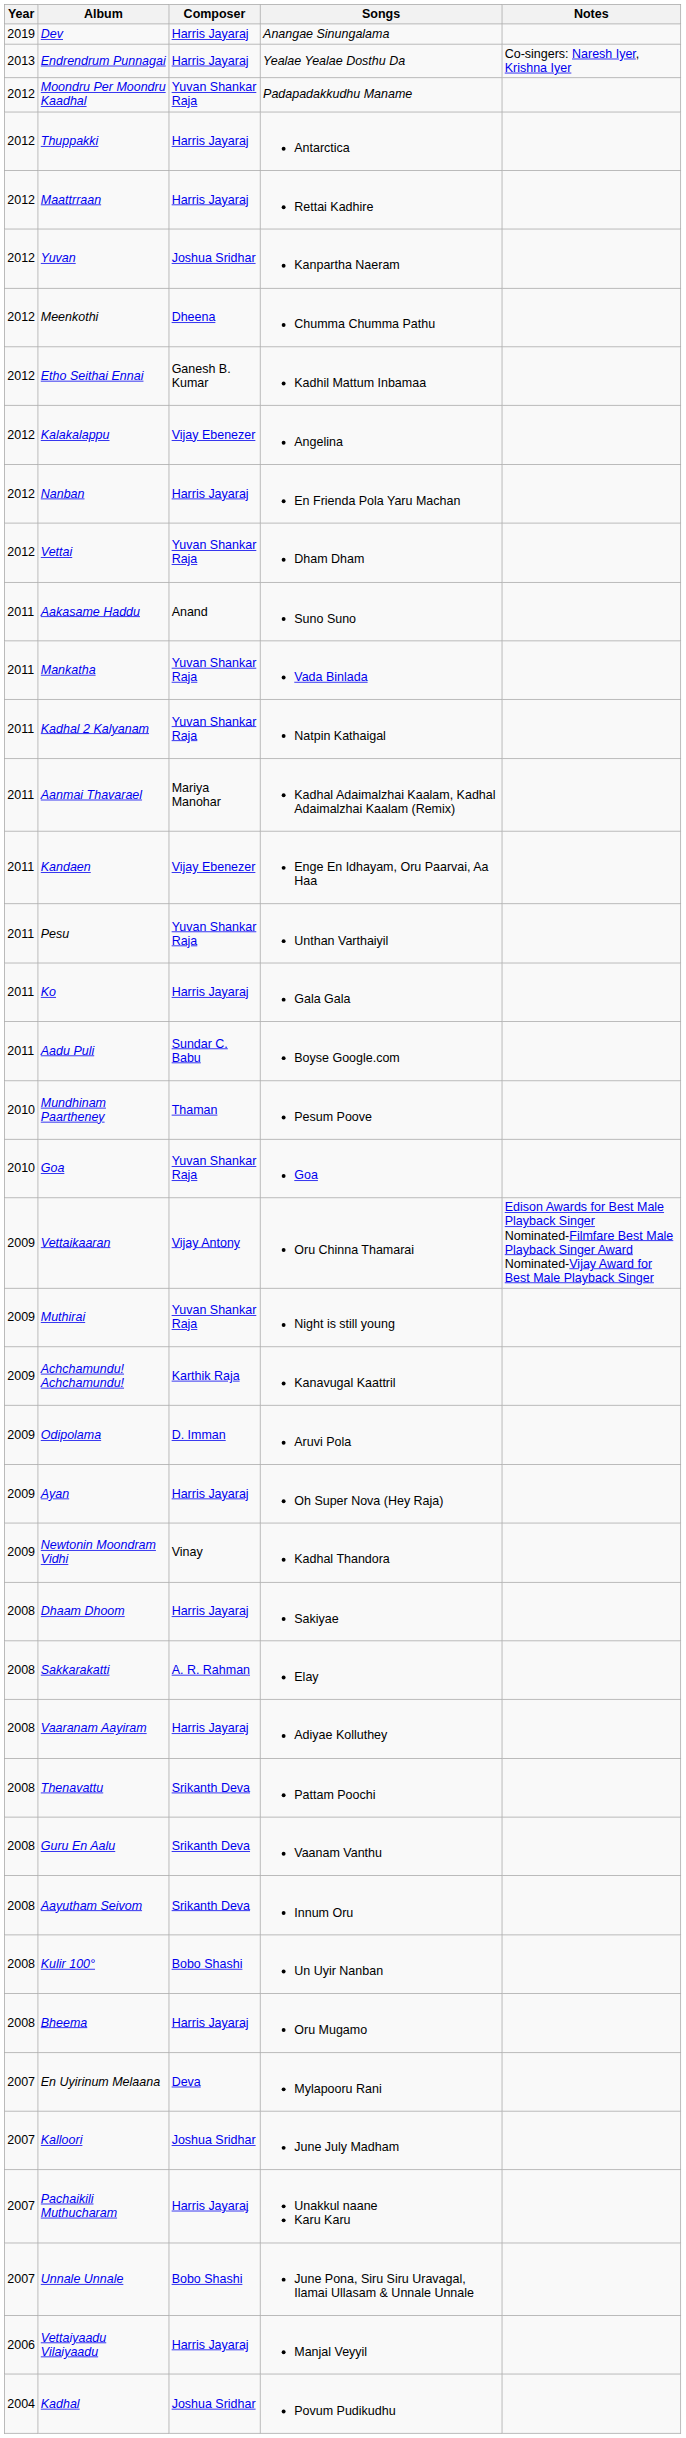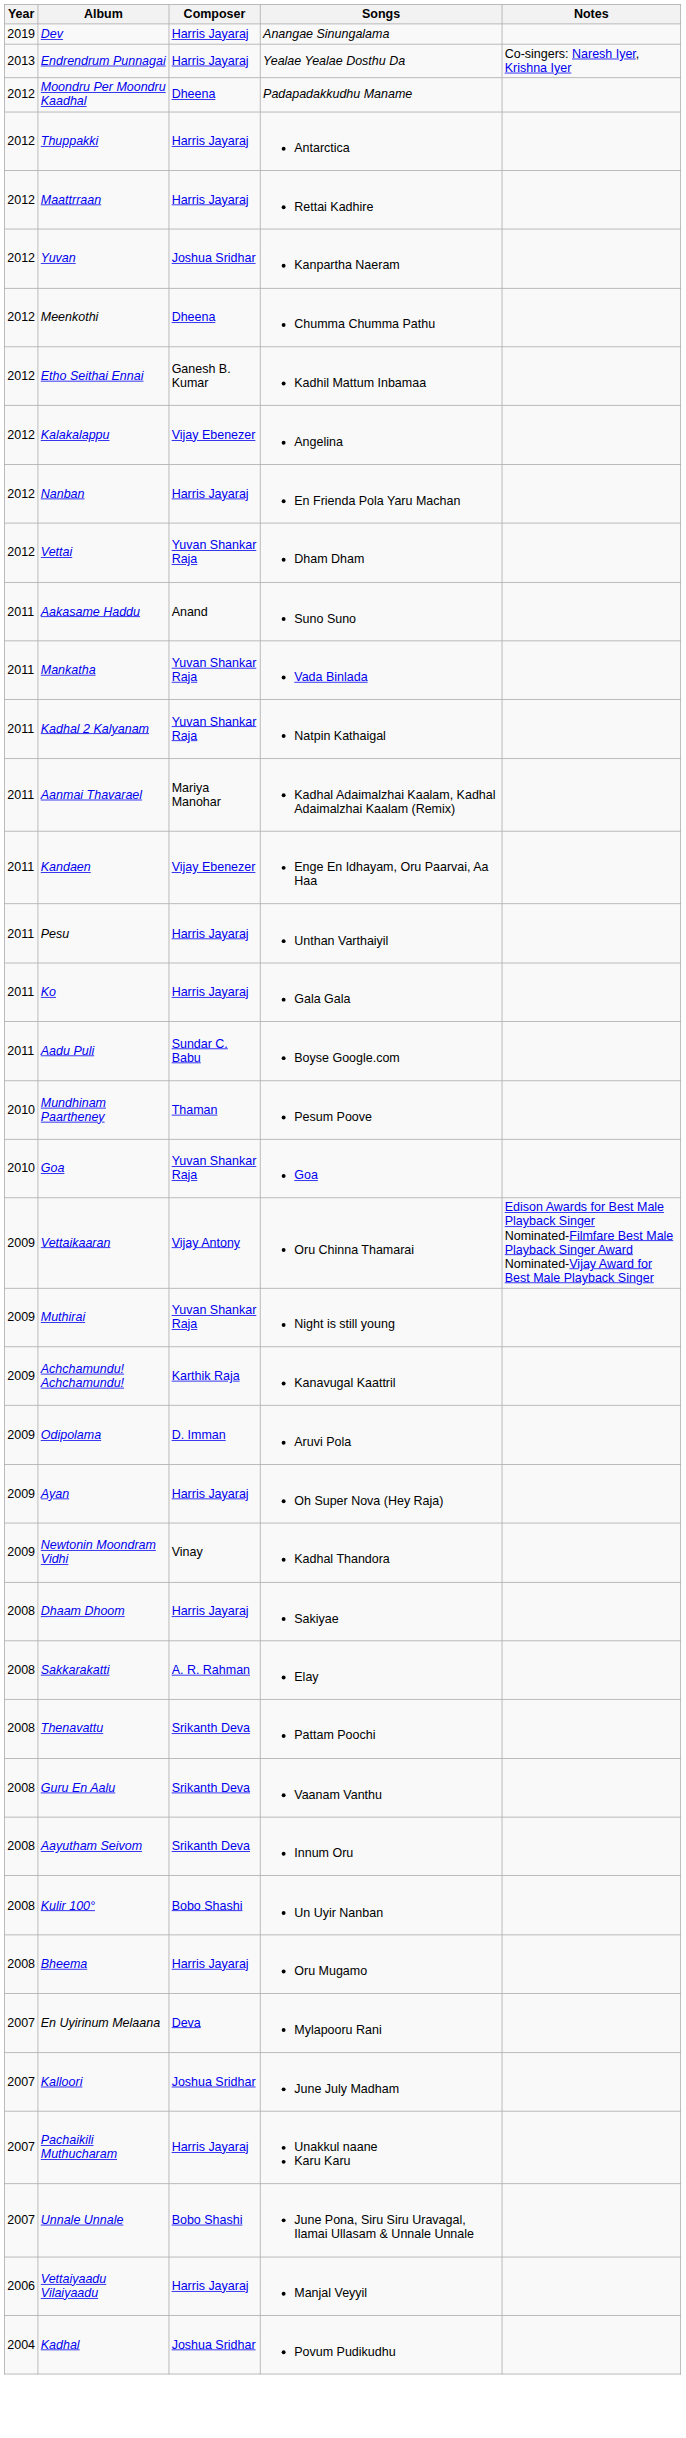(214, 94) Yuvan Shankar Raja -> (193, 94) Dheena
(214, 933) Yuvan Shankar Raja -> (210, 933) Harris Jayaraj
- row: (94, 1729)
